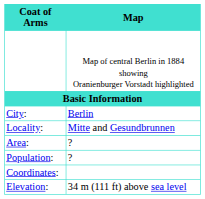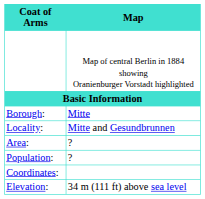- row: (16, 113)
+ row: (26, 113)
